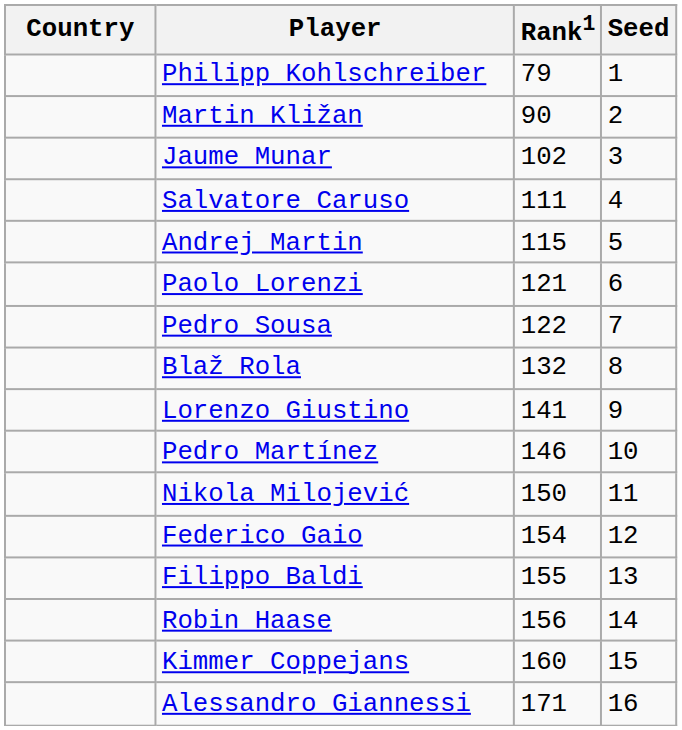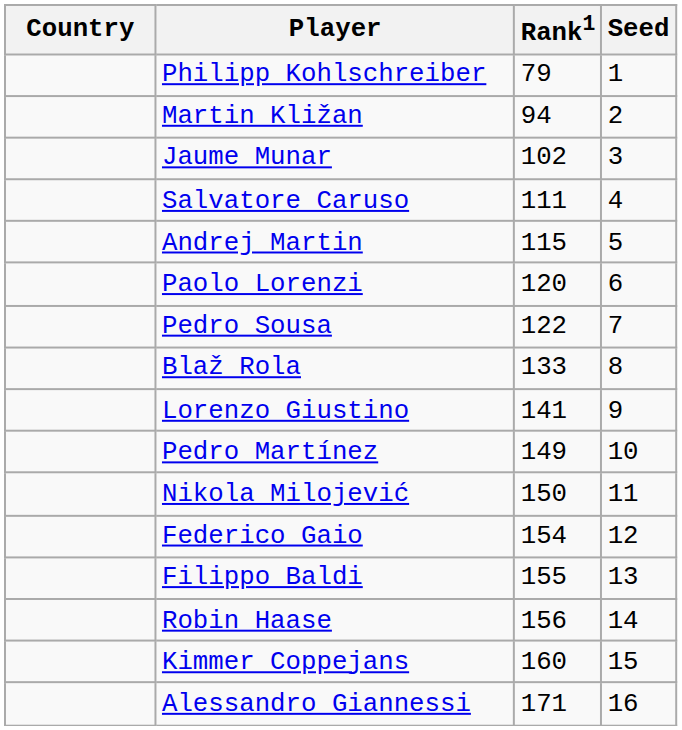(536, 116) 90 -> (536, 116) 94
(544, 284) 121 -> (544, 284) 120
(544, 368) 132 -> (544, 368) 133
(544, 452) 146 -> (544, 452) 149
